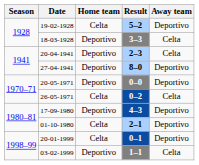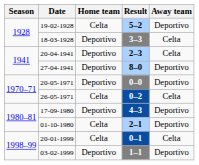(172, 138) Deportivo -> (172, 138) Celta
(172, 152) Celta -> (172, 152) Deportivo
